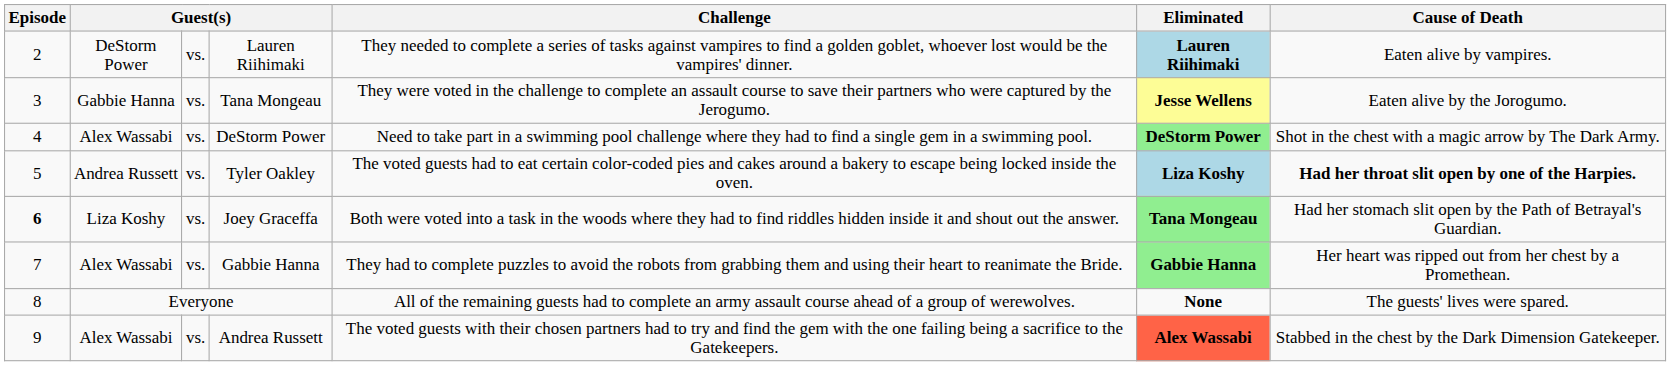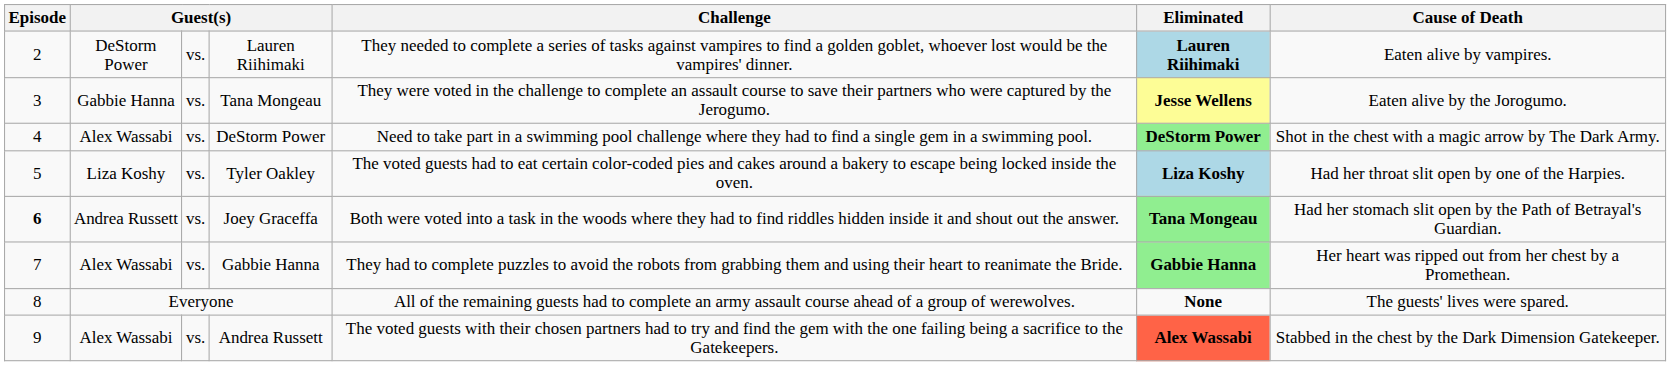(126, 173) Andrea Russett -> (126, 173) Liza Koshy
(1468, 173) bold -> (1468, 173) normal
(126, 219) Liza Koshy -> (126, 219) Andrea Russett
